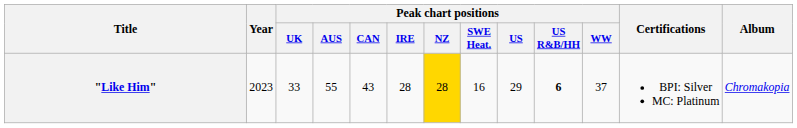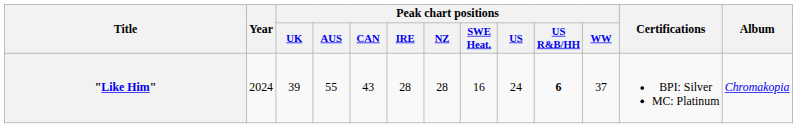(261, 87) 2023 -> (261, 87) 2024
(294, 87) 33 -> (294, 87) 39
(442, 87) gold background -> (442, 87) no background
(516, 87) 29 -> (516, 87) 24
